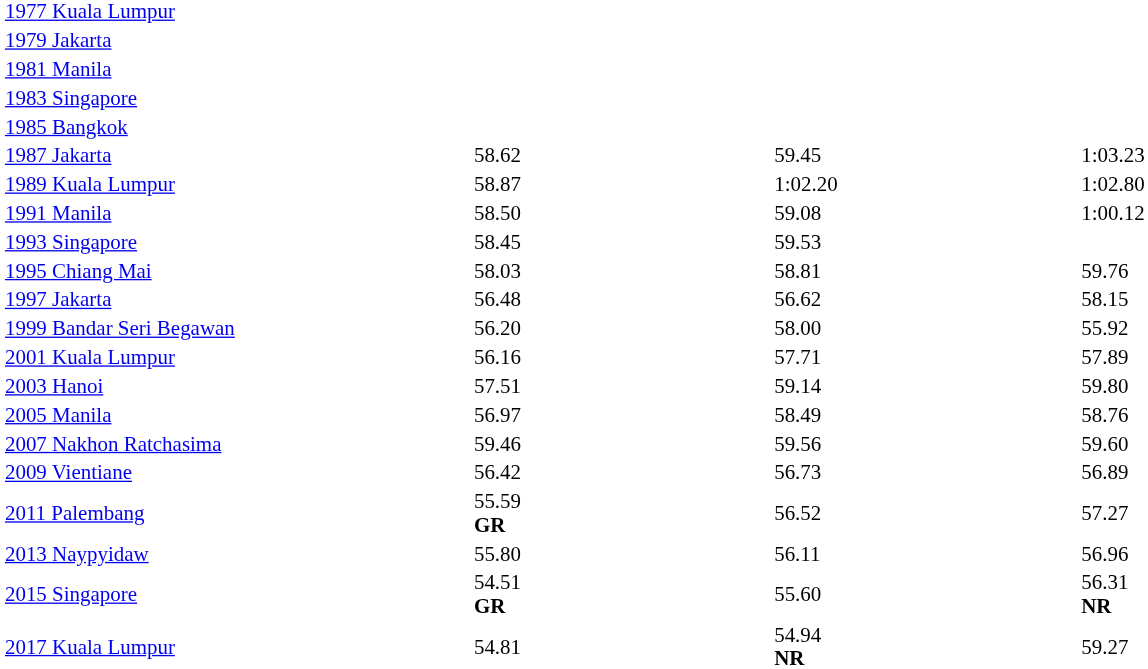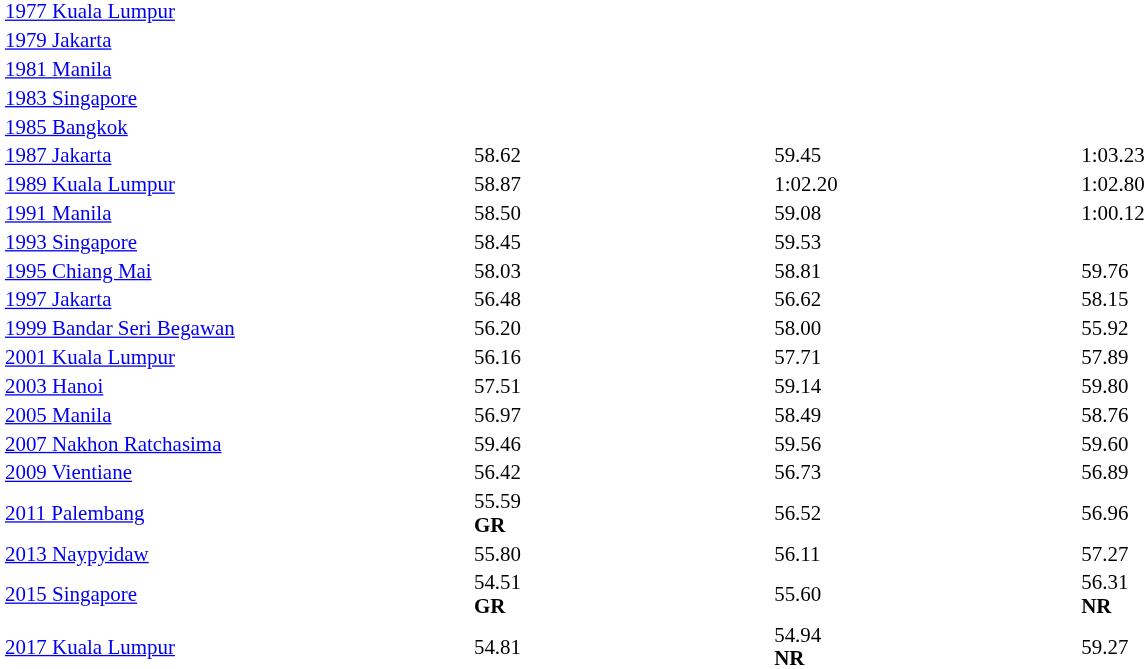(1105, 513) 57.27 -> (1105, 513) 56.96
(1105, 553) 56.96 -> (1105, 553) 57.27
